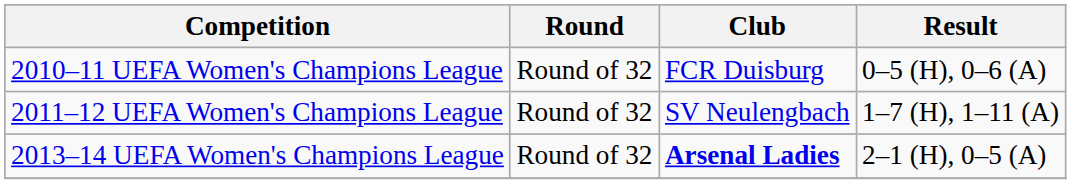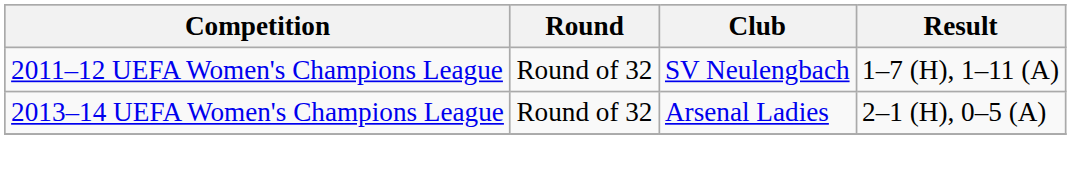- row: (257, 69)
(752, 155) bold -> (747, 112) normal
